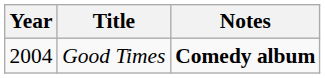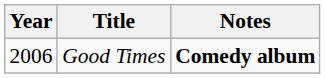(31, 55) 2004 -> (31, 55) 2006
